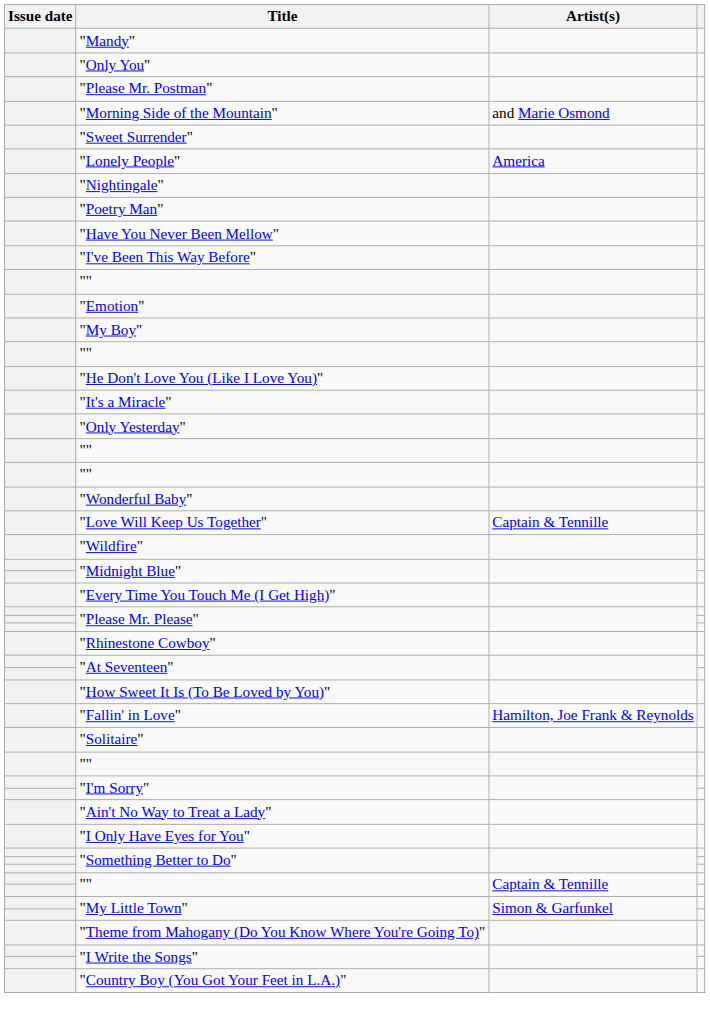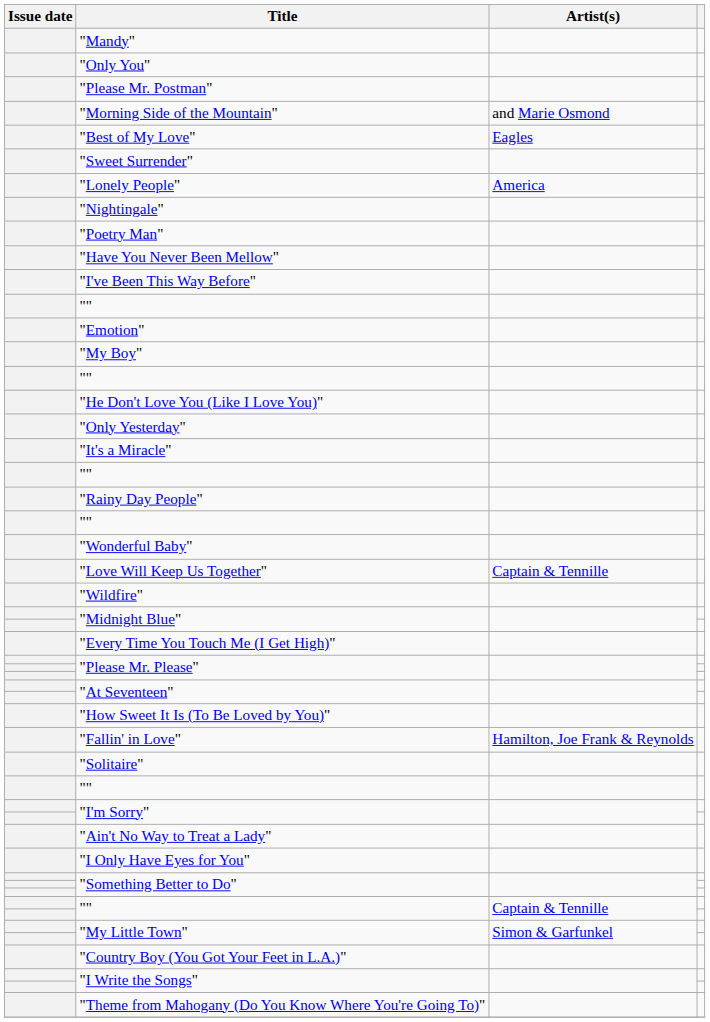+ row: (138, 137)
rows swapped: (126, 402) <-> (133, 426)
+ row: (141, 498)
- row: (148, 643)
rows swapped: (282, 932) <-> (213, 980)
